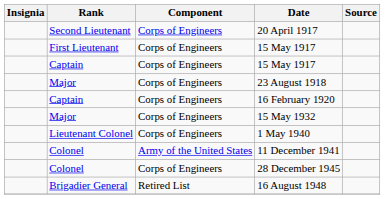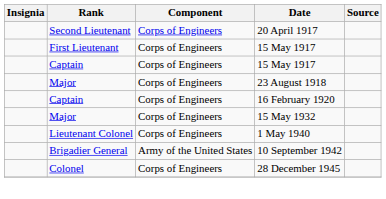- row: (67, 151)
+ row: (88, 151)
- row: (88, 185)
